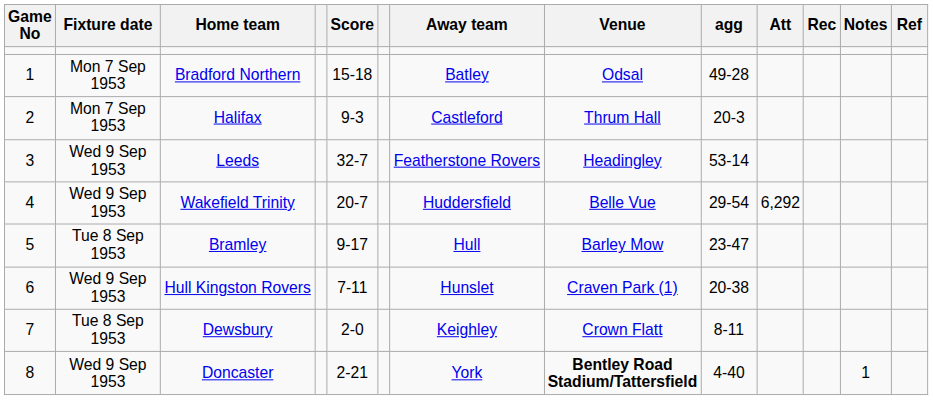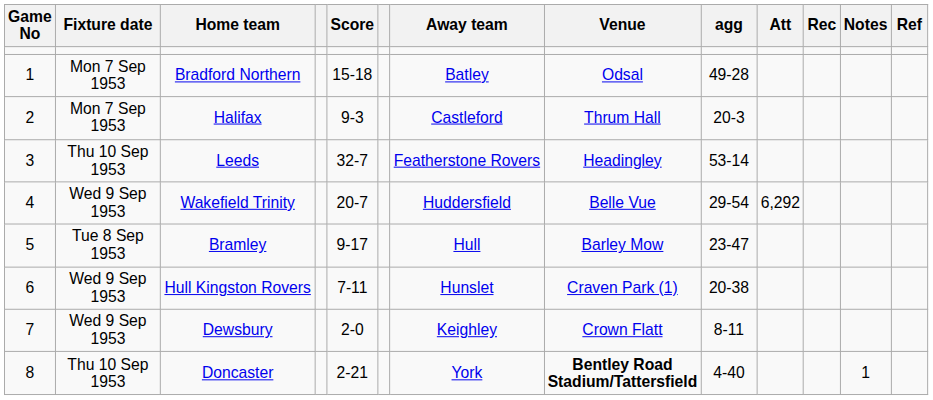(108, 160) Wed 9 Sep 1953 -> (108, 160) Thu 10 Sep 1953
(108, 330) Tue 8 Sep 1953 -> (108, 330) Wed 9 Sep 1953
(108, 373) Wed 9 Sep 1953 -> (108, 373) Thu 10 Sep 1953
